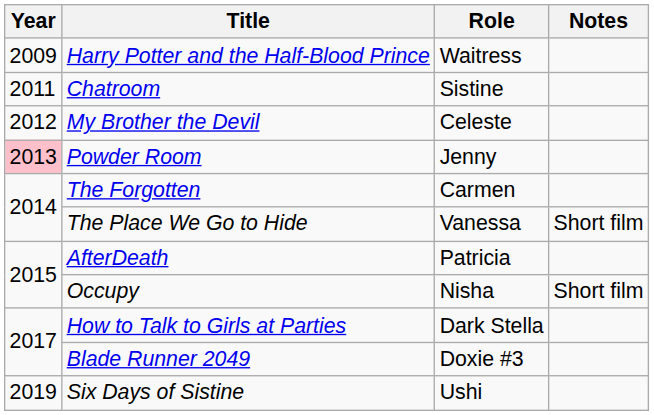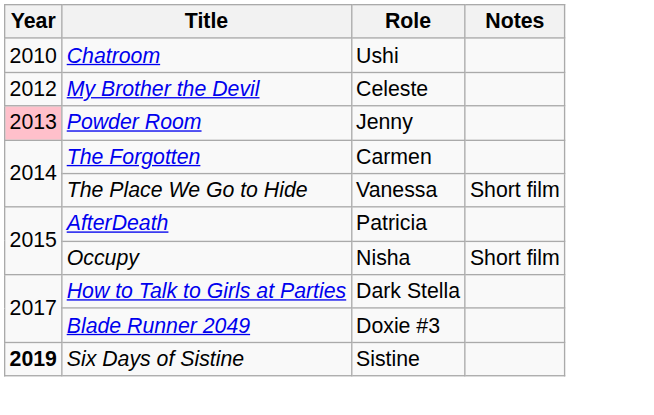- row: (248, 55)
(32, 88) 2011 -> (33, 55) 2010
(472, 88) Sistine -> (377, 55) Ushi
(33, 392) normal -> (33, 358) bold
(461, 392) Ushi -> (388, 358) Sistine
